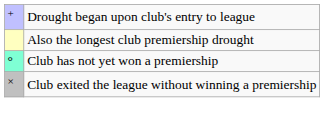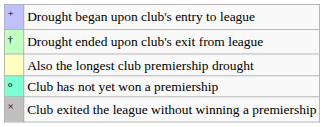+ row: (145, 41)
